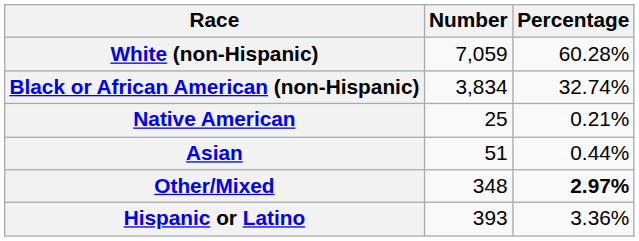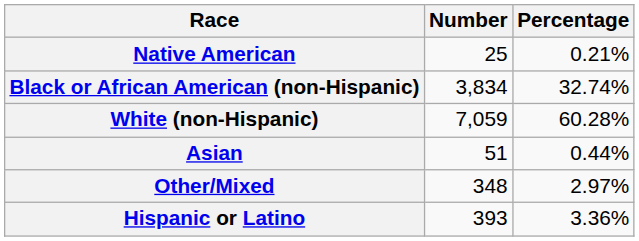rows swapped: (214, 53) <-> (214, 119)
(600, 185) bold -> (600, 185) normal
